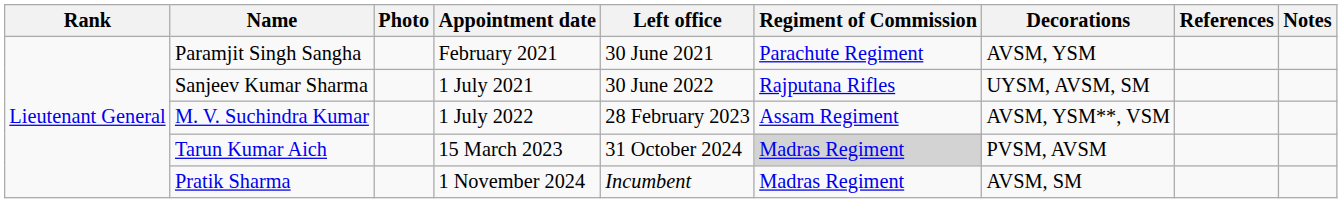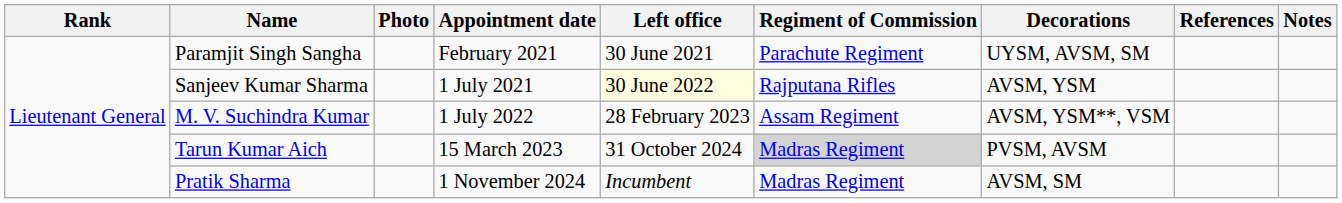(1041, 52) AVSM, YSM -> (1068, 52) UYSM, AVSM, SM
(660, 85) no background -> (660, 85) lightyellow background
(1068, 85) UYSM, AVSM, SM -> (1041, 85) AVSM, YSM
